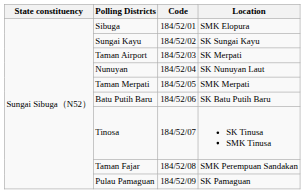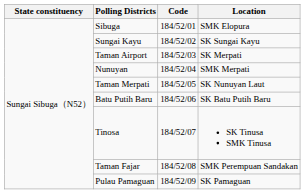(232, 69) SK Nunuyan Laut -> (225, 69) SMK Merpati
(225, 84) SMK Merpati -> (232, 84) SK Nunuyan Laut
